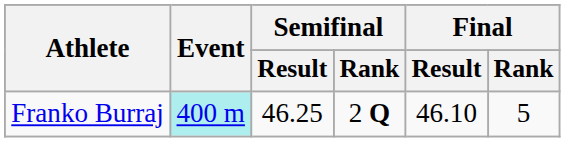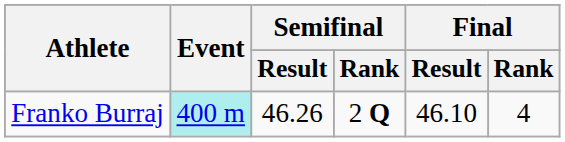(292, 114) 46.25 -> (292, 114) 46.26
(524, 114) 5 -> (524, 114) 4
